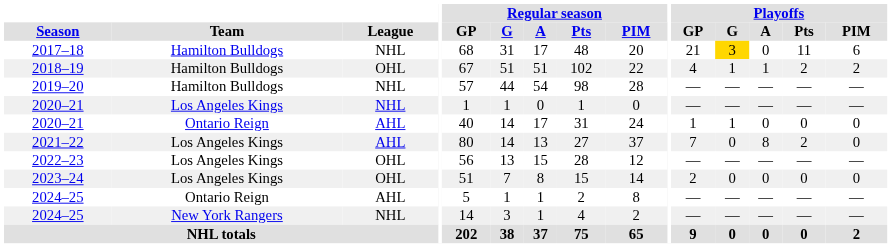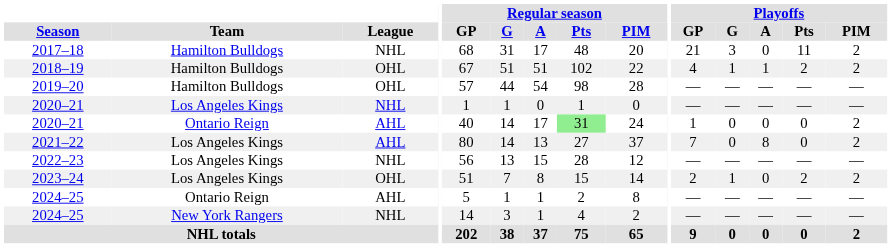(732, 50) gold background -> (732, 50) no background
(856, 50) 6 -> (856, 50) 2
(390, 86) NHL -> (390, 86) OHL
(581, 123) no background -> (581, 123) lightgreen background
(732, 123) 1 -> (732, 123) 0
(856, 123) 0 -> (856, 123) 2
(804, 142) 2 -> (804, 142) 0
(856, 142) 0 -> (856, 142) 2
(390, 160) OHL -> (390, 160) NHL
(732, 178) 0 -> (732, 178) 1
(804, 178) 0 -> (804, 178) 2
(856, 178) 0 -> (856, 178) 2
